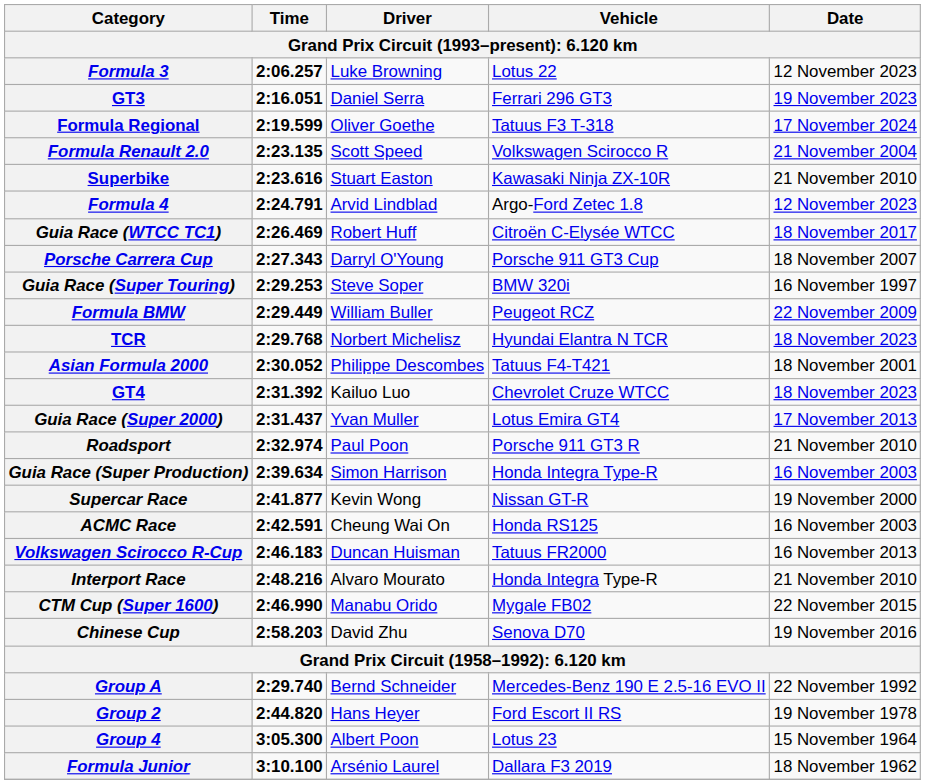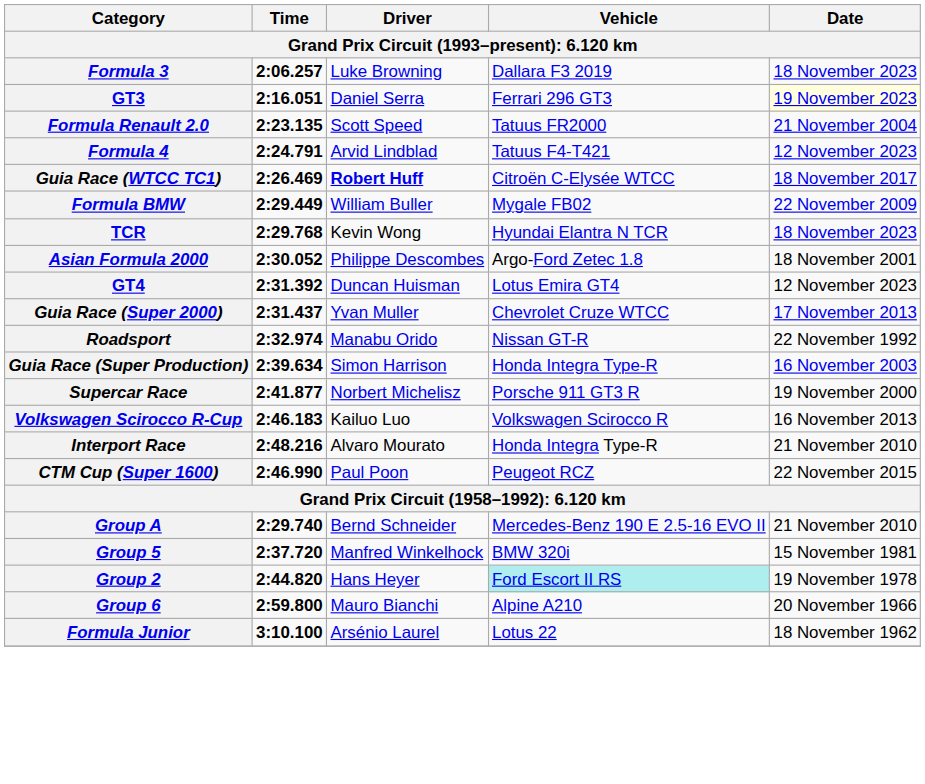(524, 72) Lotus 22 -> (552, 72) Dallara F3 2019
(845, 72) 12 November 2023 -> (845, 72) 18 November 2023
(845, 98) no background -> (845, 98) lightyellow background
- row: (128, 125)
(580, 152) Volkswagen Scirocco R -> (549, 125) Tatuus FR2000
- row: (128, 178)
(567, 205) Argo-Ford Zetec 1.8 -> (551, 152) Tatuus F4-T421
(373, 232) normal -> (377, 178) bold
- row: (128, 258)
- row: (128, 285)
(543, 312) Peugeot RCZ -> (542, 205) Mygale FB02
(396, 339) Norbert Michelisz -> (376, 232) Kevin Wong
(551, 365) Tatuus F4-T421 -> (567, 258) Argo-Ford Zetec 1.8
(370, 392) Kailuo Luo -> (395, 285) Duncan Huisman
(581, 392) Chevrolet Cruze WTCC -> (556, 285) Lotus Emira GT4
(845, 392) 18 November 2023 -> (845, 285) 12 November 2023
(556, 419) Lotus Emira GT4 -> (581, 312) Chevrolet Cruze WTCC
(369, 445) Paul Poon -> (384, 339) Manabu Orido
(566, 445) Porsche 911 GT3 R -> (540, 339) Nissan GT-R
(845, 445) 21 November 2010 -> (845, 339) 22 November 1992
(376, 499) Kevin Wong -> (396, 392) Norbert Michelisz
(540, 499) Nissan GT-R -> (566, 392) Porsche 911 GT3 R
- row: (128, 526)
(395, 552) Duncan Huisman -> (370, 419) Kailuo Luo
(549, 552) Tatuus FR2000 -> (580, 419) Volkswagen Scirocco R
(384, 606) Manabu Orido -> (369, 472) Paul Poon
(542, 606) Mygale FB02 -> (543, 472) Peugeot RCZ
- row: (128, 632)
(845, 686) 22 November 1992 -> (845, 526) 21 November 2010
+ row: (128, 552)
(557, 713) no background -> (557, 579) paleturquoise background
+ row: (128, 606)
- row: (128, 739)
(552, 766) Dallara F3 2019 -> (524, 632) Lotus 22
